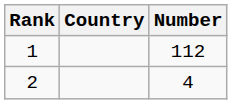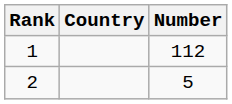(188, 83) 4 -> (188, 83) 5
